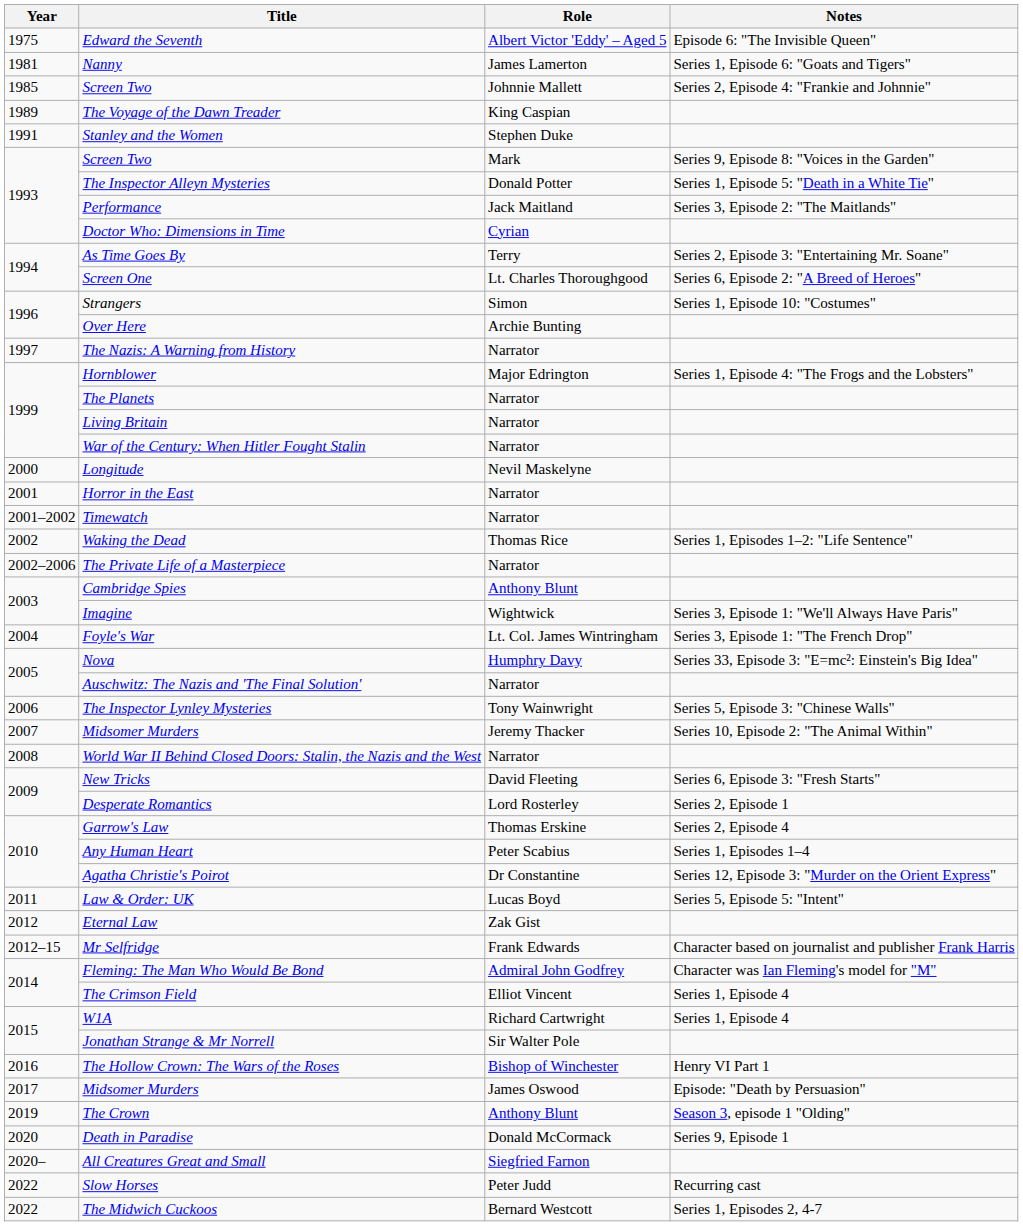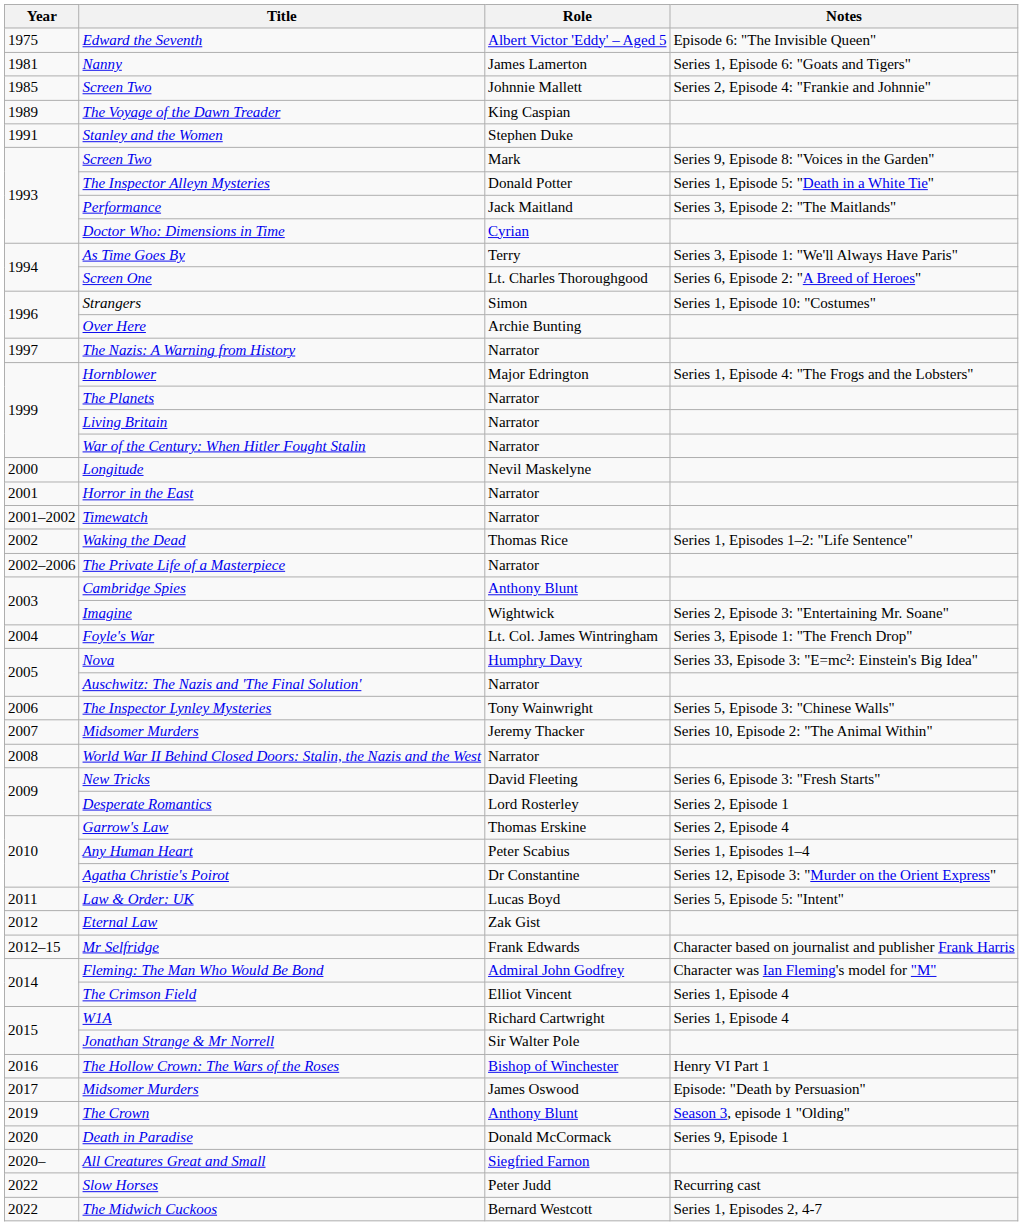(811, 254) Series 2, Episode 3: "Entertaining Mr. Soane" -> (816, 254) Series 3, Episode 1: "We'll Always Have Paris"
(816, 612) Series 3, Episode 1: "We'll Always Have Paris" -> (811, 612) Series 2, Episode 3: "Entertaining Mr. Soane"
